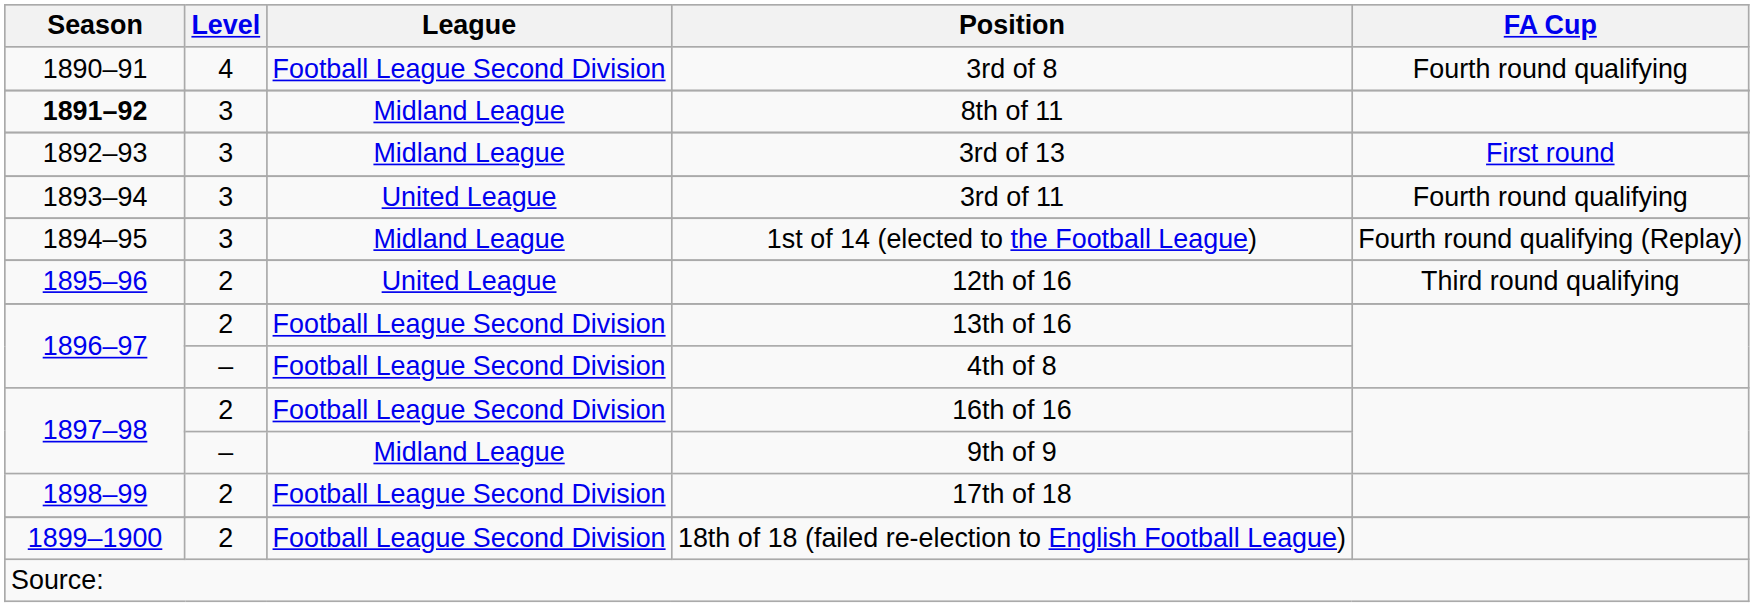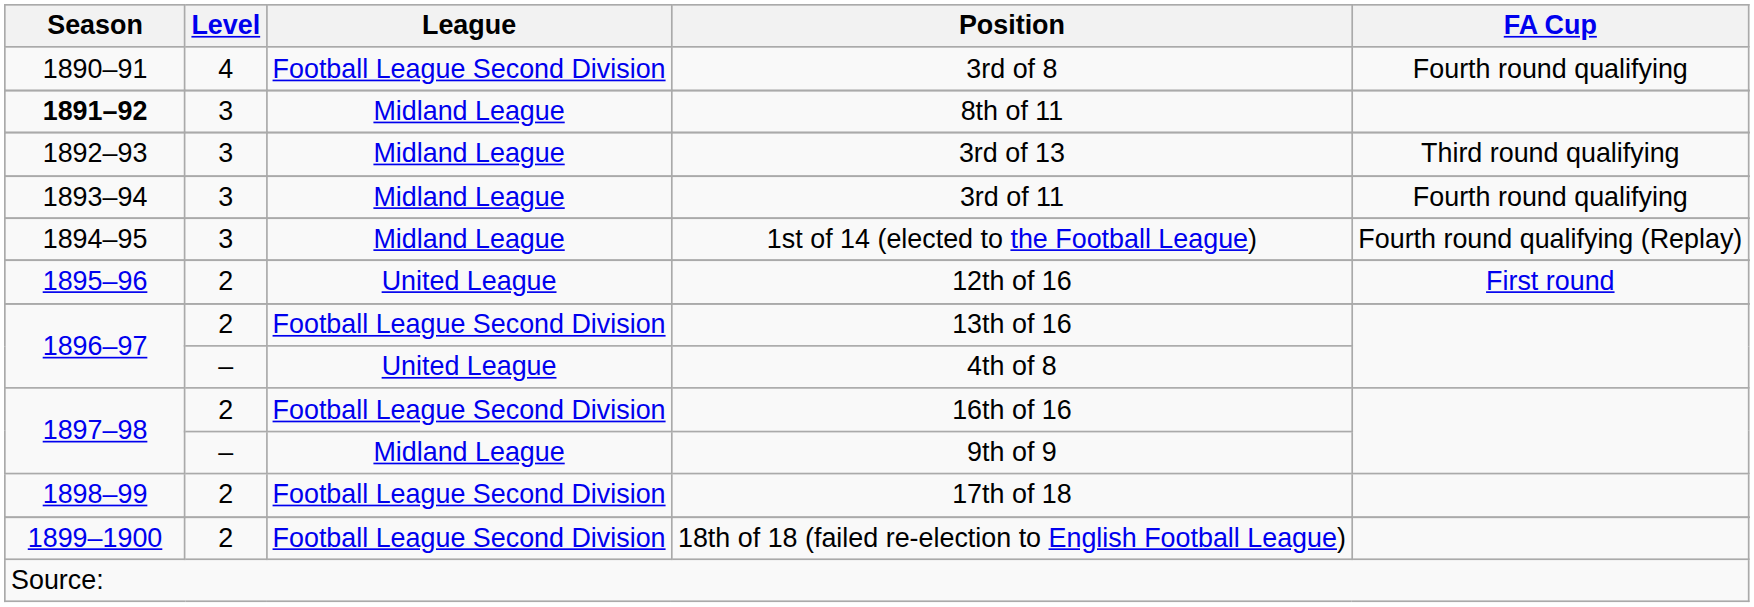(1550, 153) First round -> (1550, 153) Third round qualifying
(469, 196) United League -> (469, 196) Midland League
(1550, 281) Third round qualifying -> (1550, 281) First round
(469, 366) Football League Second Division -> (469, 366) United League
